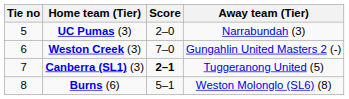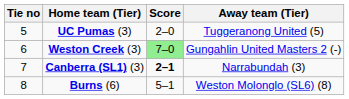(264, 31) Narrabundah (3) -> (264, 31) Tuggeranong United (5)
(165, 49) no background -> (165, 49) lightgreen background
(264, 67) Tuggeranong United (5) -> (264, 67) Narrabundah (3)
